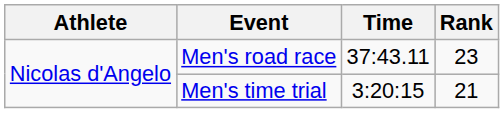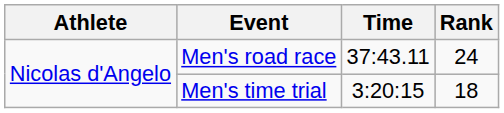(466, 57) 23 -> (466, 57) 24
(466, 91) 21 -> (466, 91) 18
